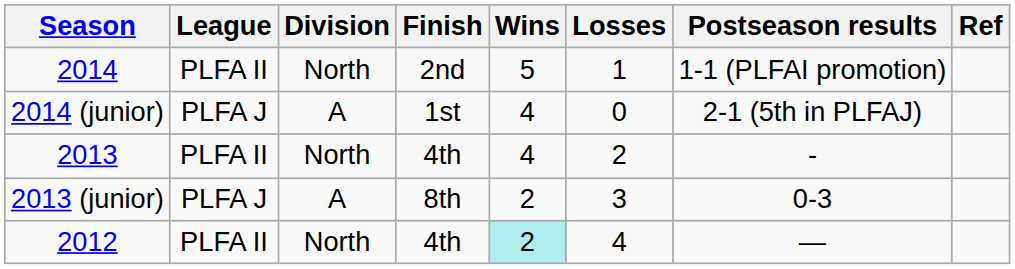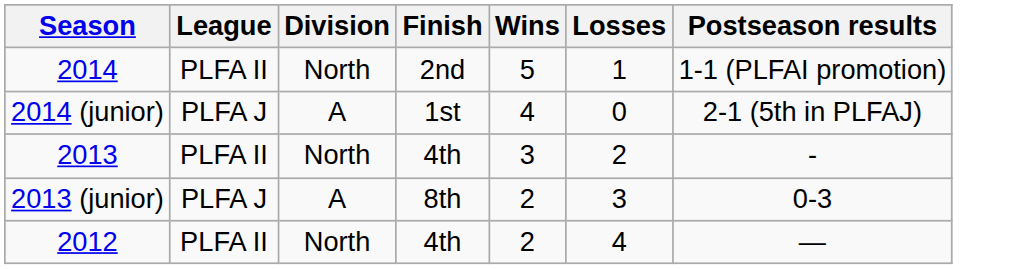- column: (981, 26)
(527, 155) 4 -> (527, 155) 3
(527, 241) paleturquoise background -> (527, 241) no background
